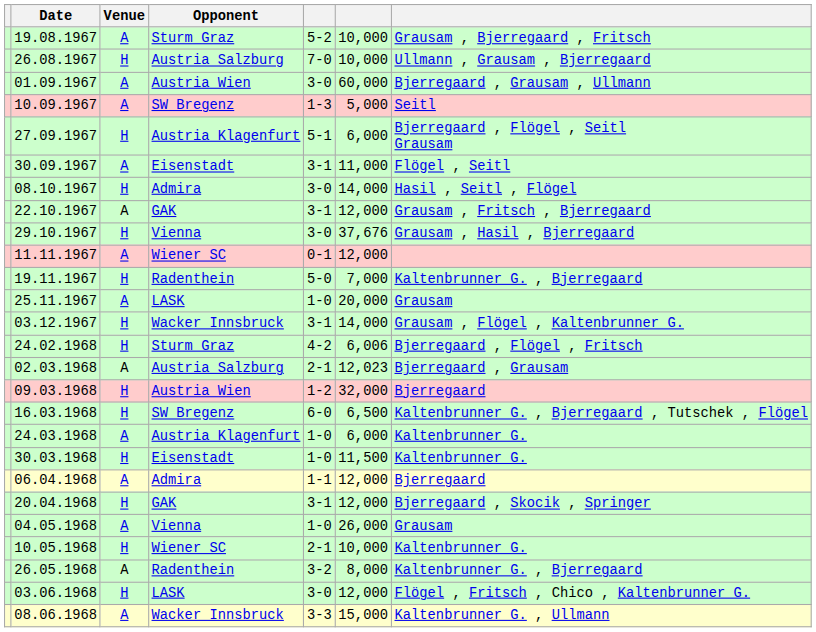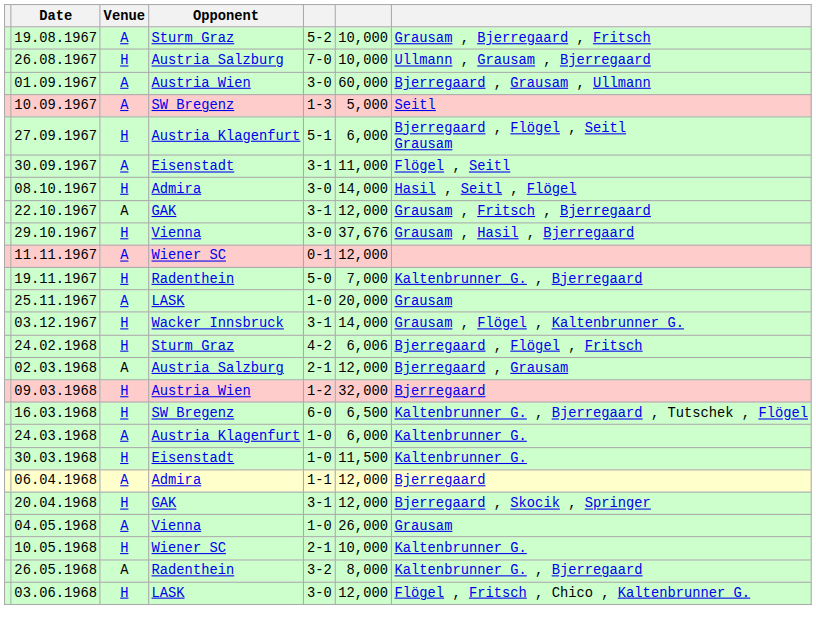(363, 369) 12,023 -> (363, 369) 12,000
- row: (56, 616)
